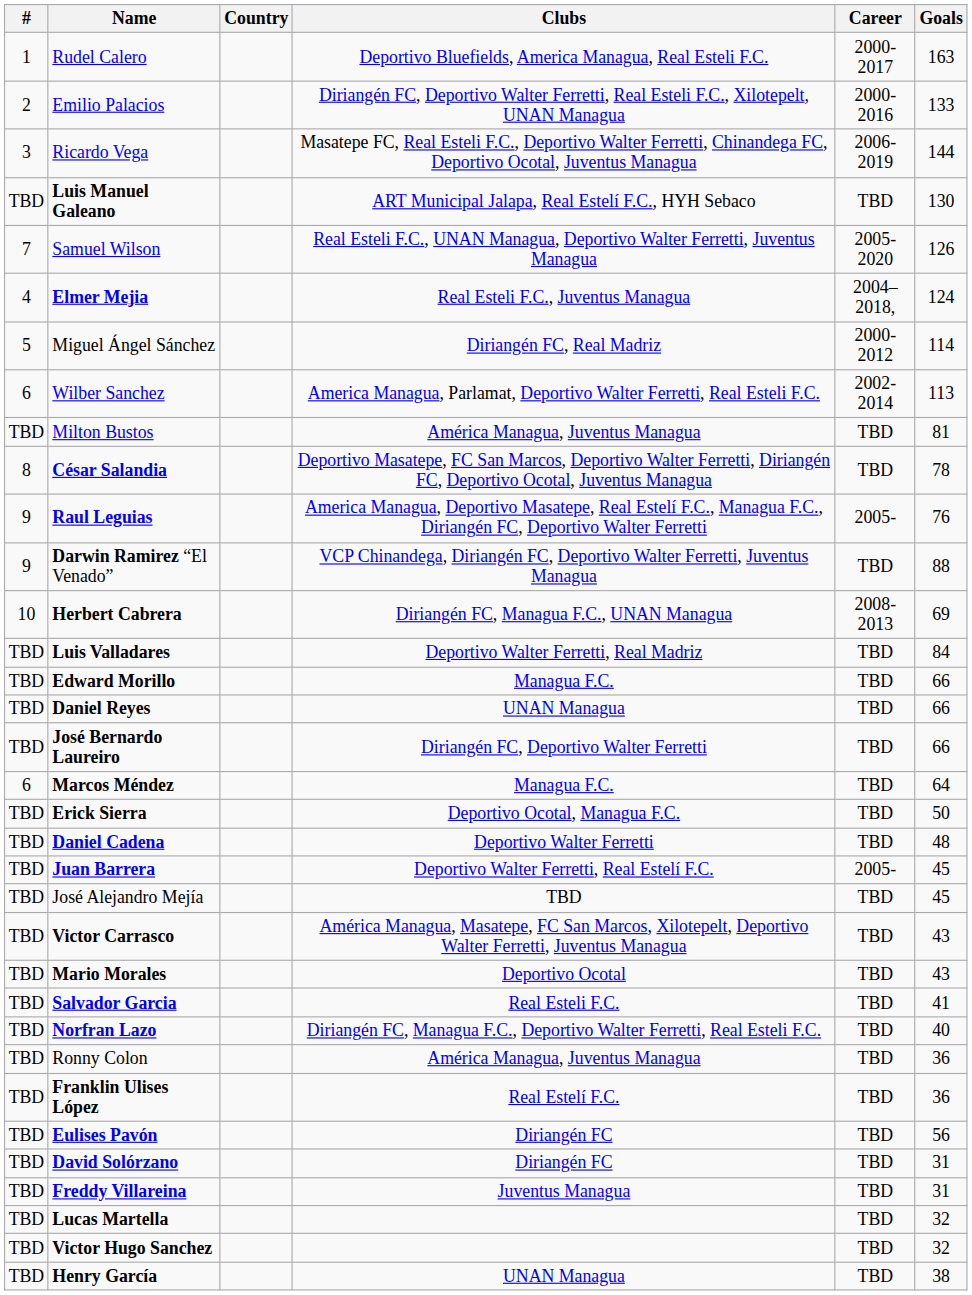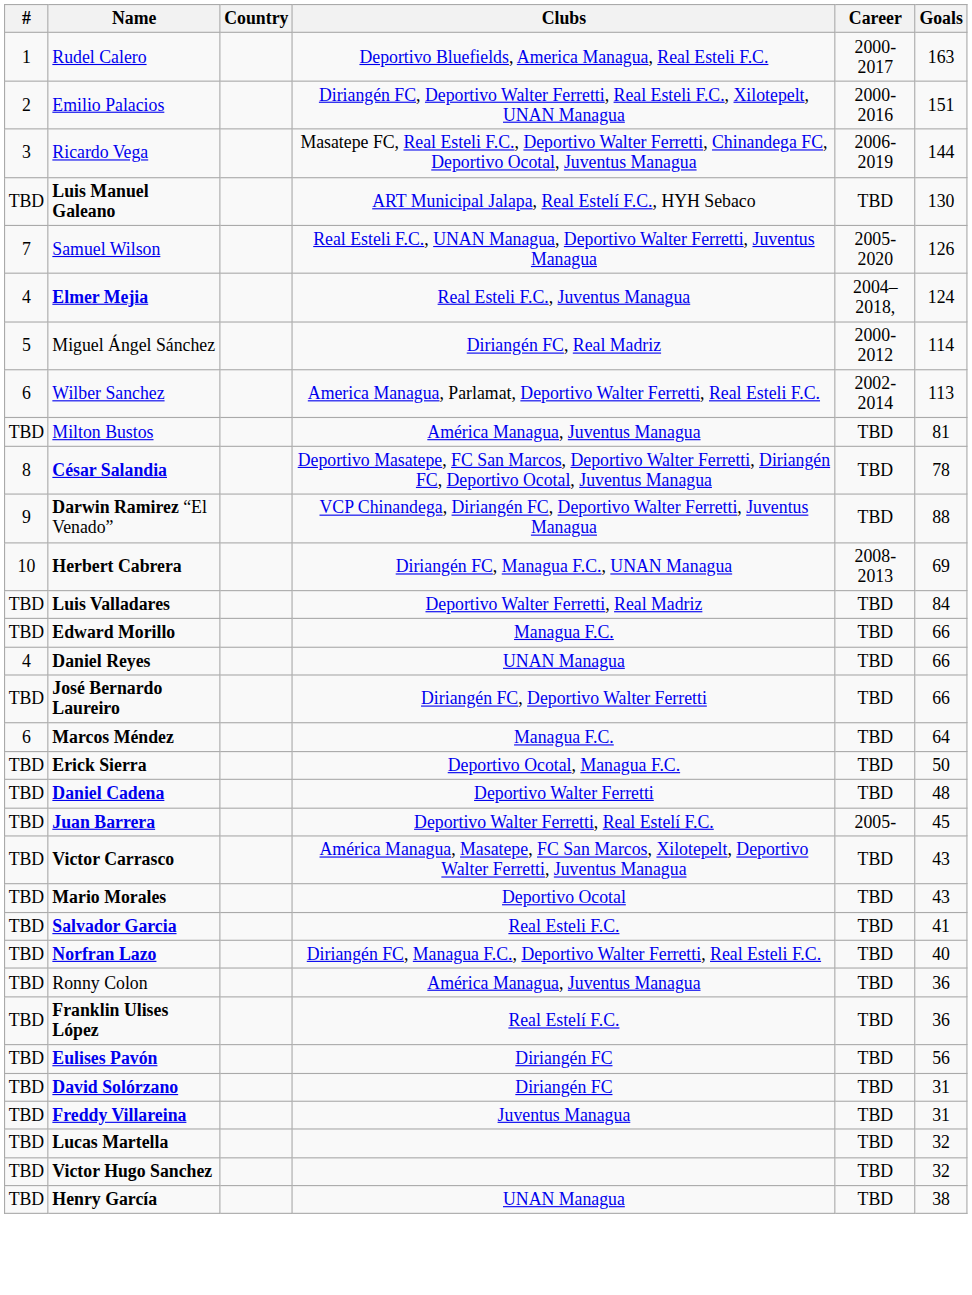(941, 104) 133 -> (941, 104) 151
- row: (102, 518)
(26, 709) TBD -> (26, 660) 4
- row: (128, 897)
